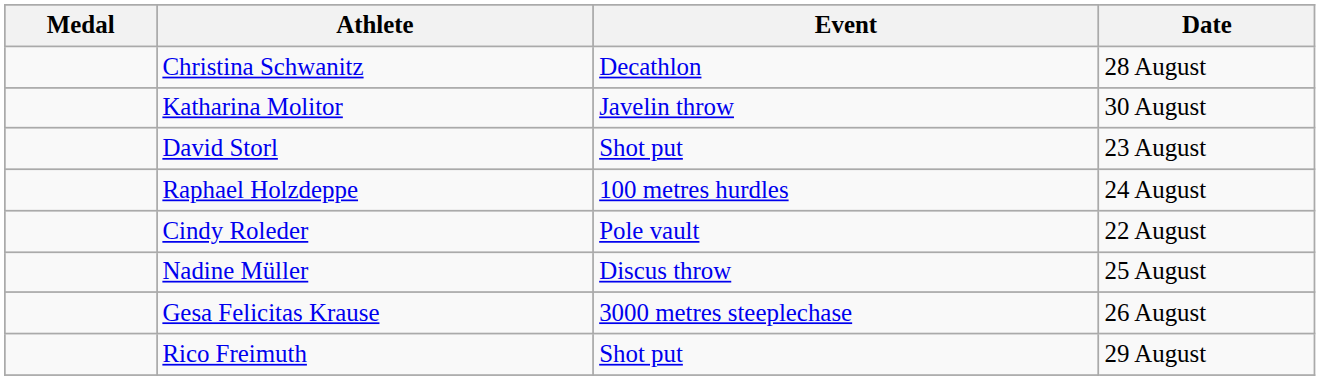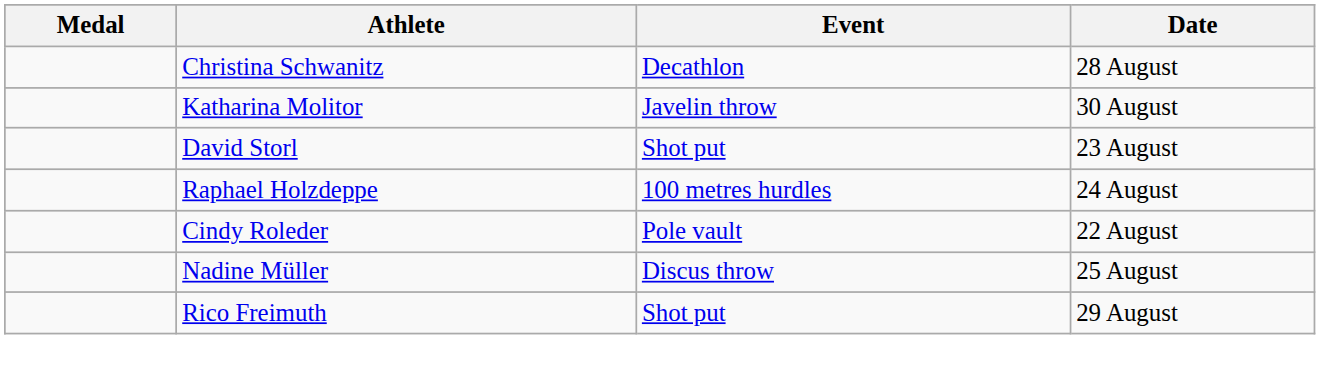- row: (271, 313)
